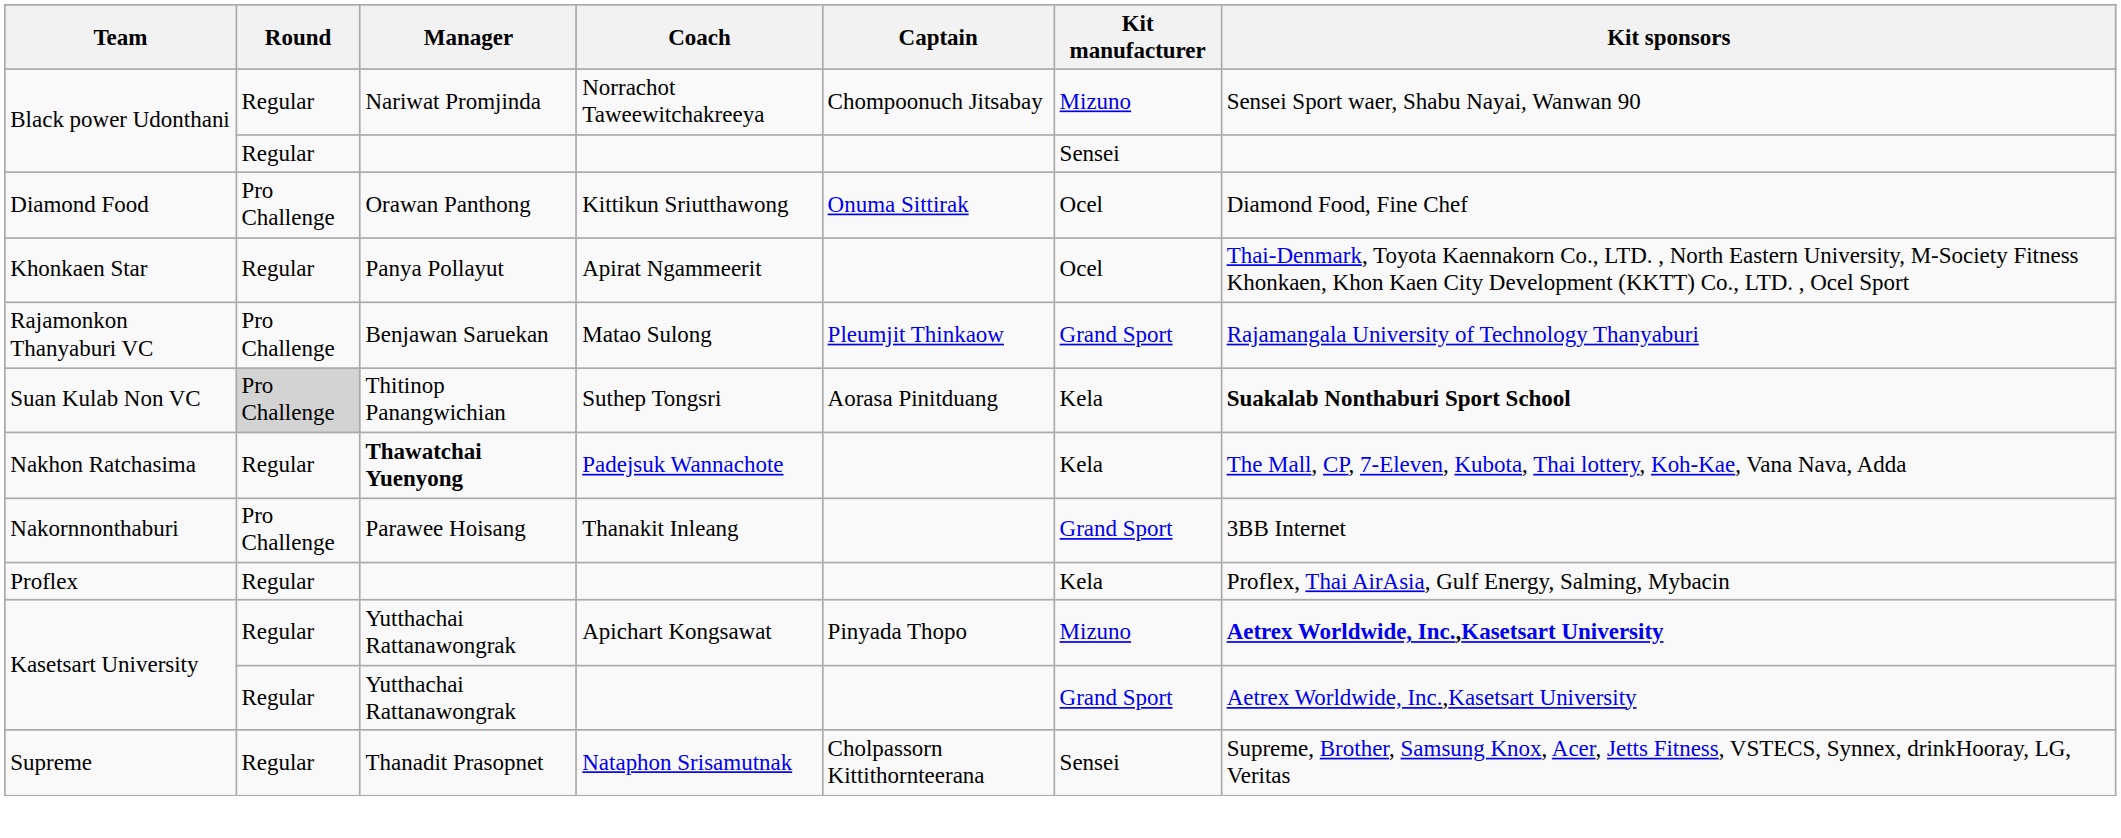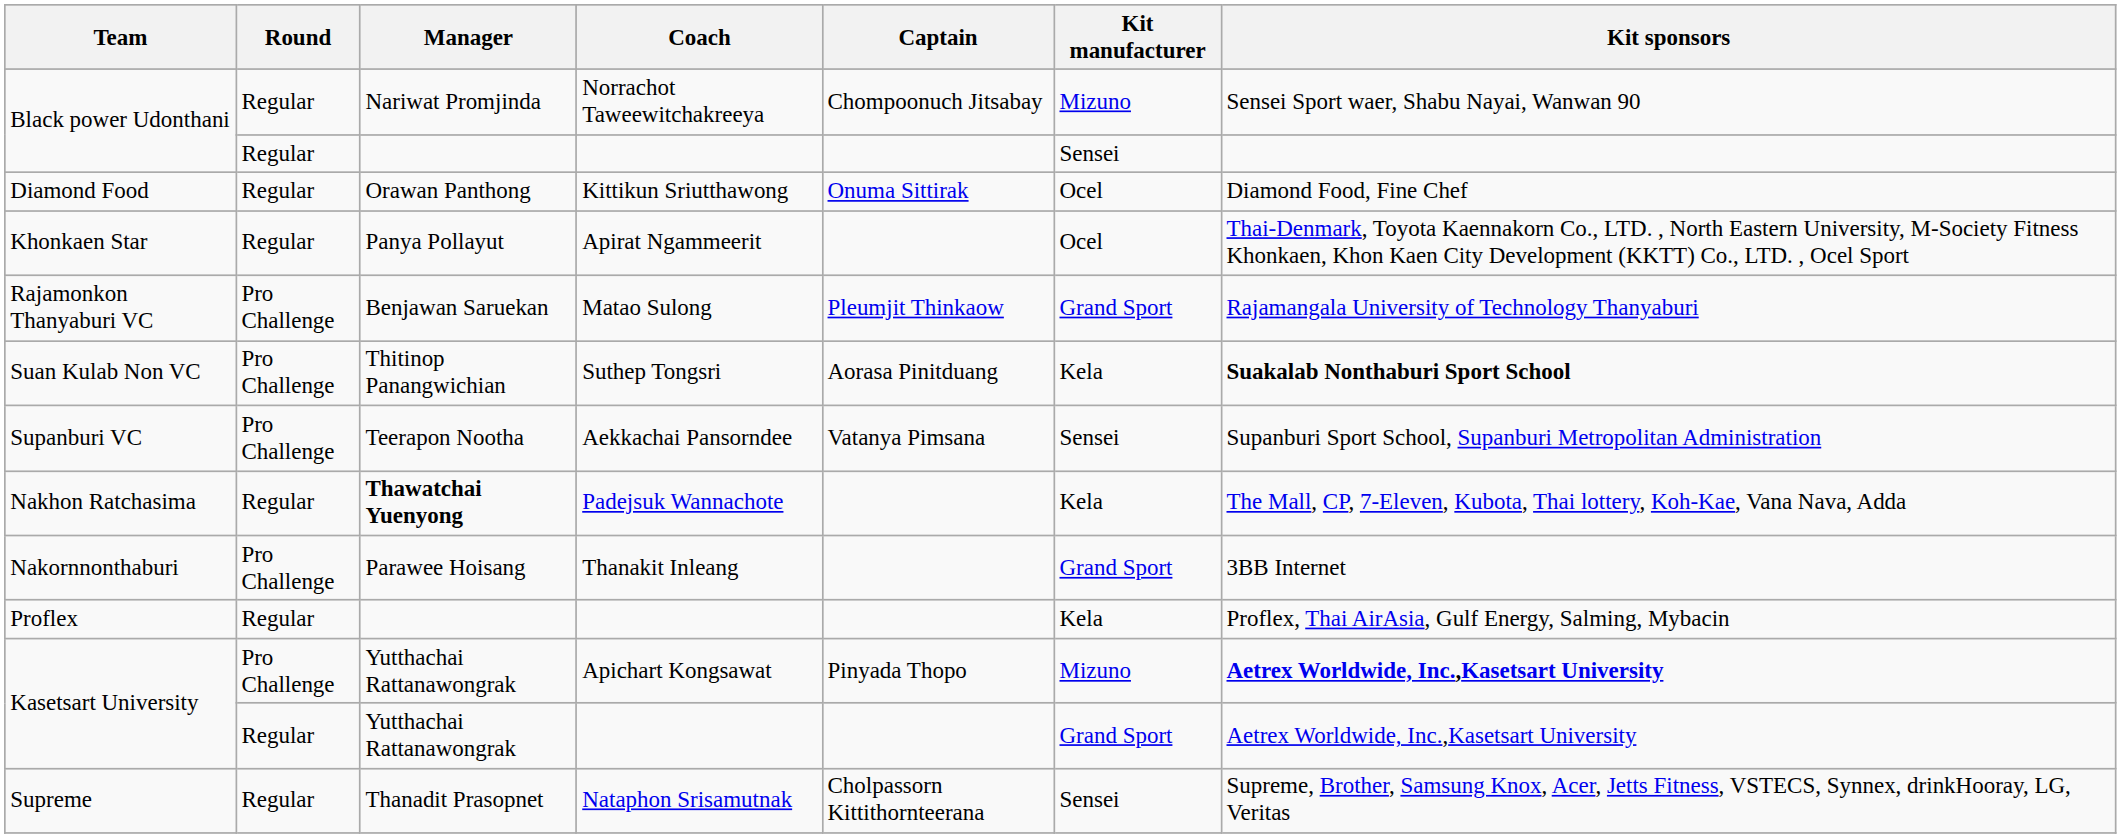(288, 204) Pro Challenge -> (278, 190) Regular
(288, 399) lightgrey background -> (288, 372) no background
+ row: (76, 437)
(278, 632) Regular -> (288, 670) Pro Challenge
